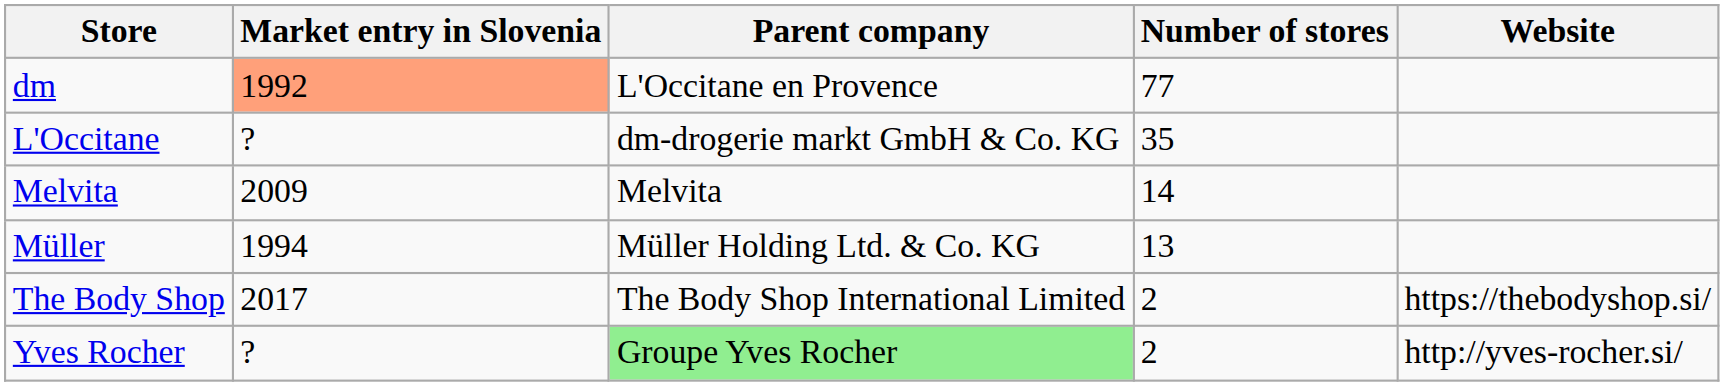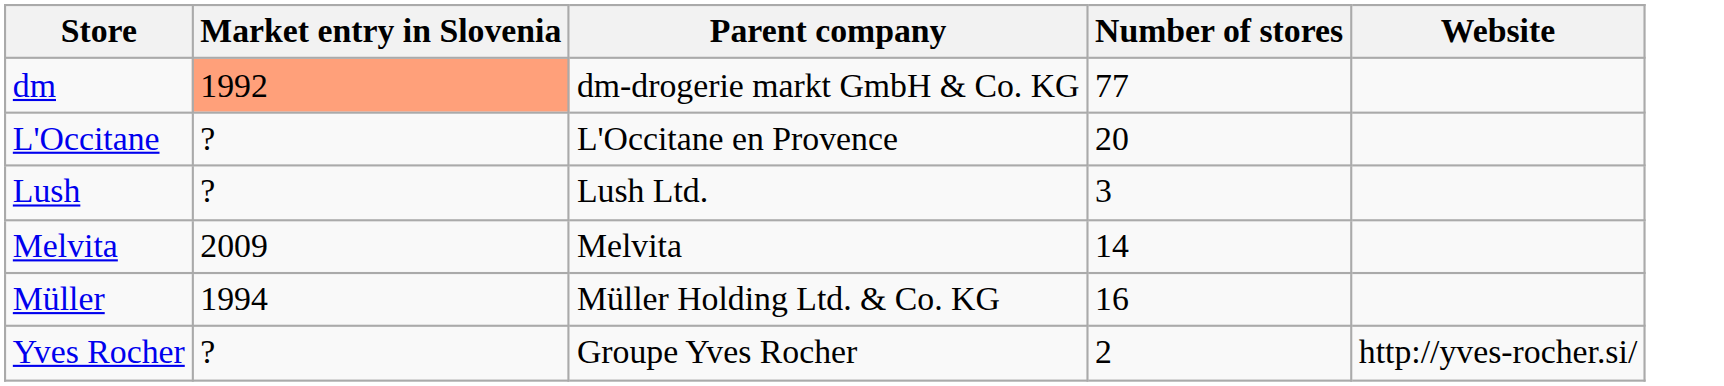(777, 84) L'Occitane en Provence -> (828, 84) dm-drogerie markt GmbH & Co. KG
(868, 138) dm-drogerie markt GmbH & Co. KG -> (737, 138) L'Occitane en Provence
(1158, 138) 35 -> (1112, 138) 20
+ row: (47, 191)
(1158, 245) 13 -> (1112, 298) 16
- row: (119, 298)
(757, 352) lightgreen background -> (717, 352) no background
